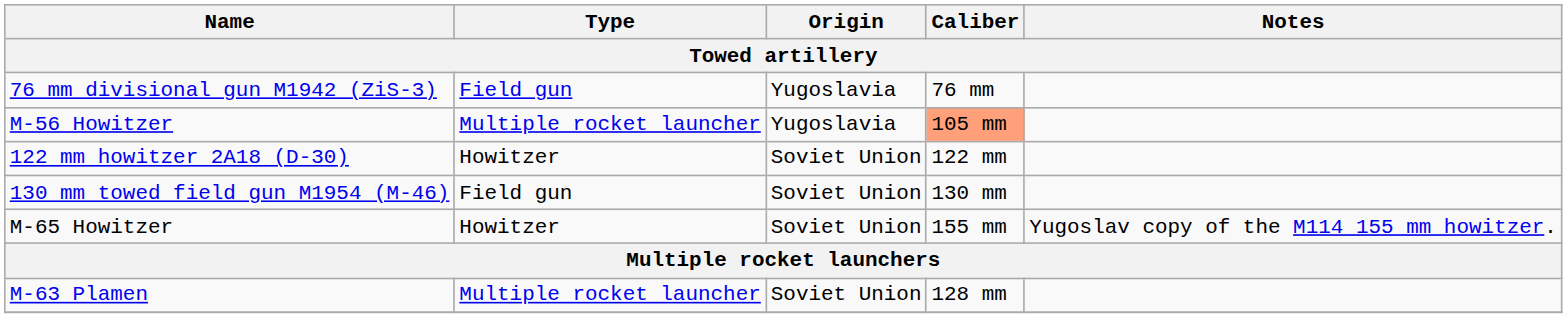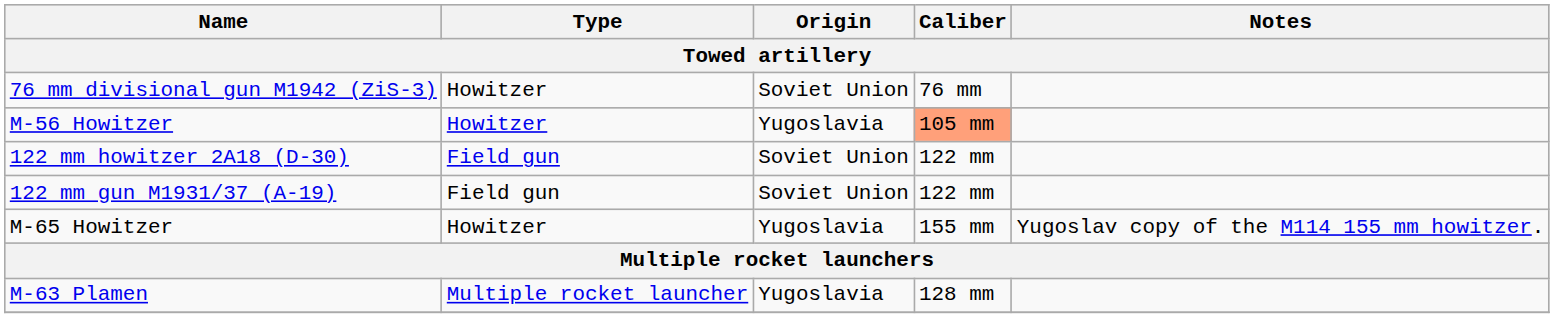(516, 90) Field gun -> (497, 90) Howitzer
(834, 90) Yugoslavia -> (834, 90) Soviet Union
(610, 124) Multiple rocket launcher -> (497, 124) Howitzer
(510, 158) Howitzer -> (503, 158) Field gun
+ row: (173, 192)
- row: (230, 192)
(846, 227) Soviet Union -> (821, 227) Yugoslavia
(846, 295) Soviet Union -> (821, 295) Yugoslavia
